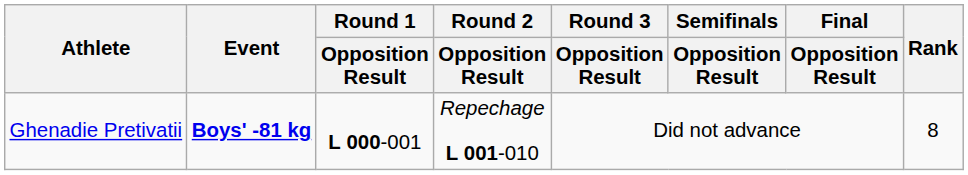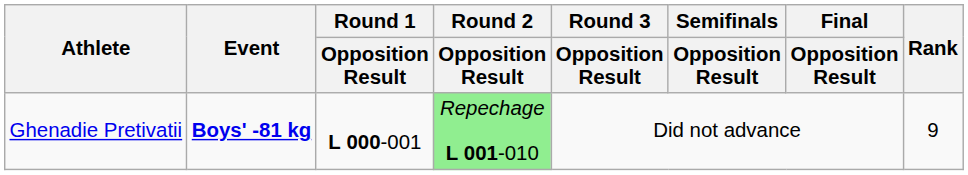(492, 131) no background -> (492, 131) lightgreen background
(933, 131) 8 -> (933, 131) 9
